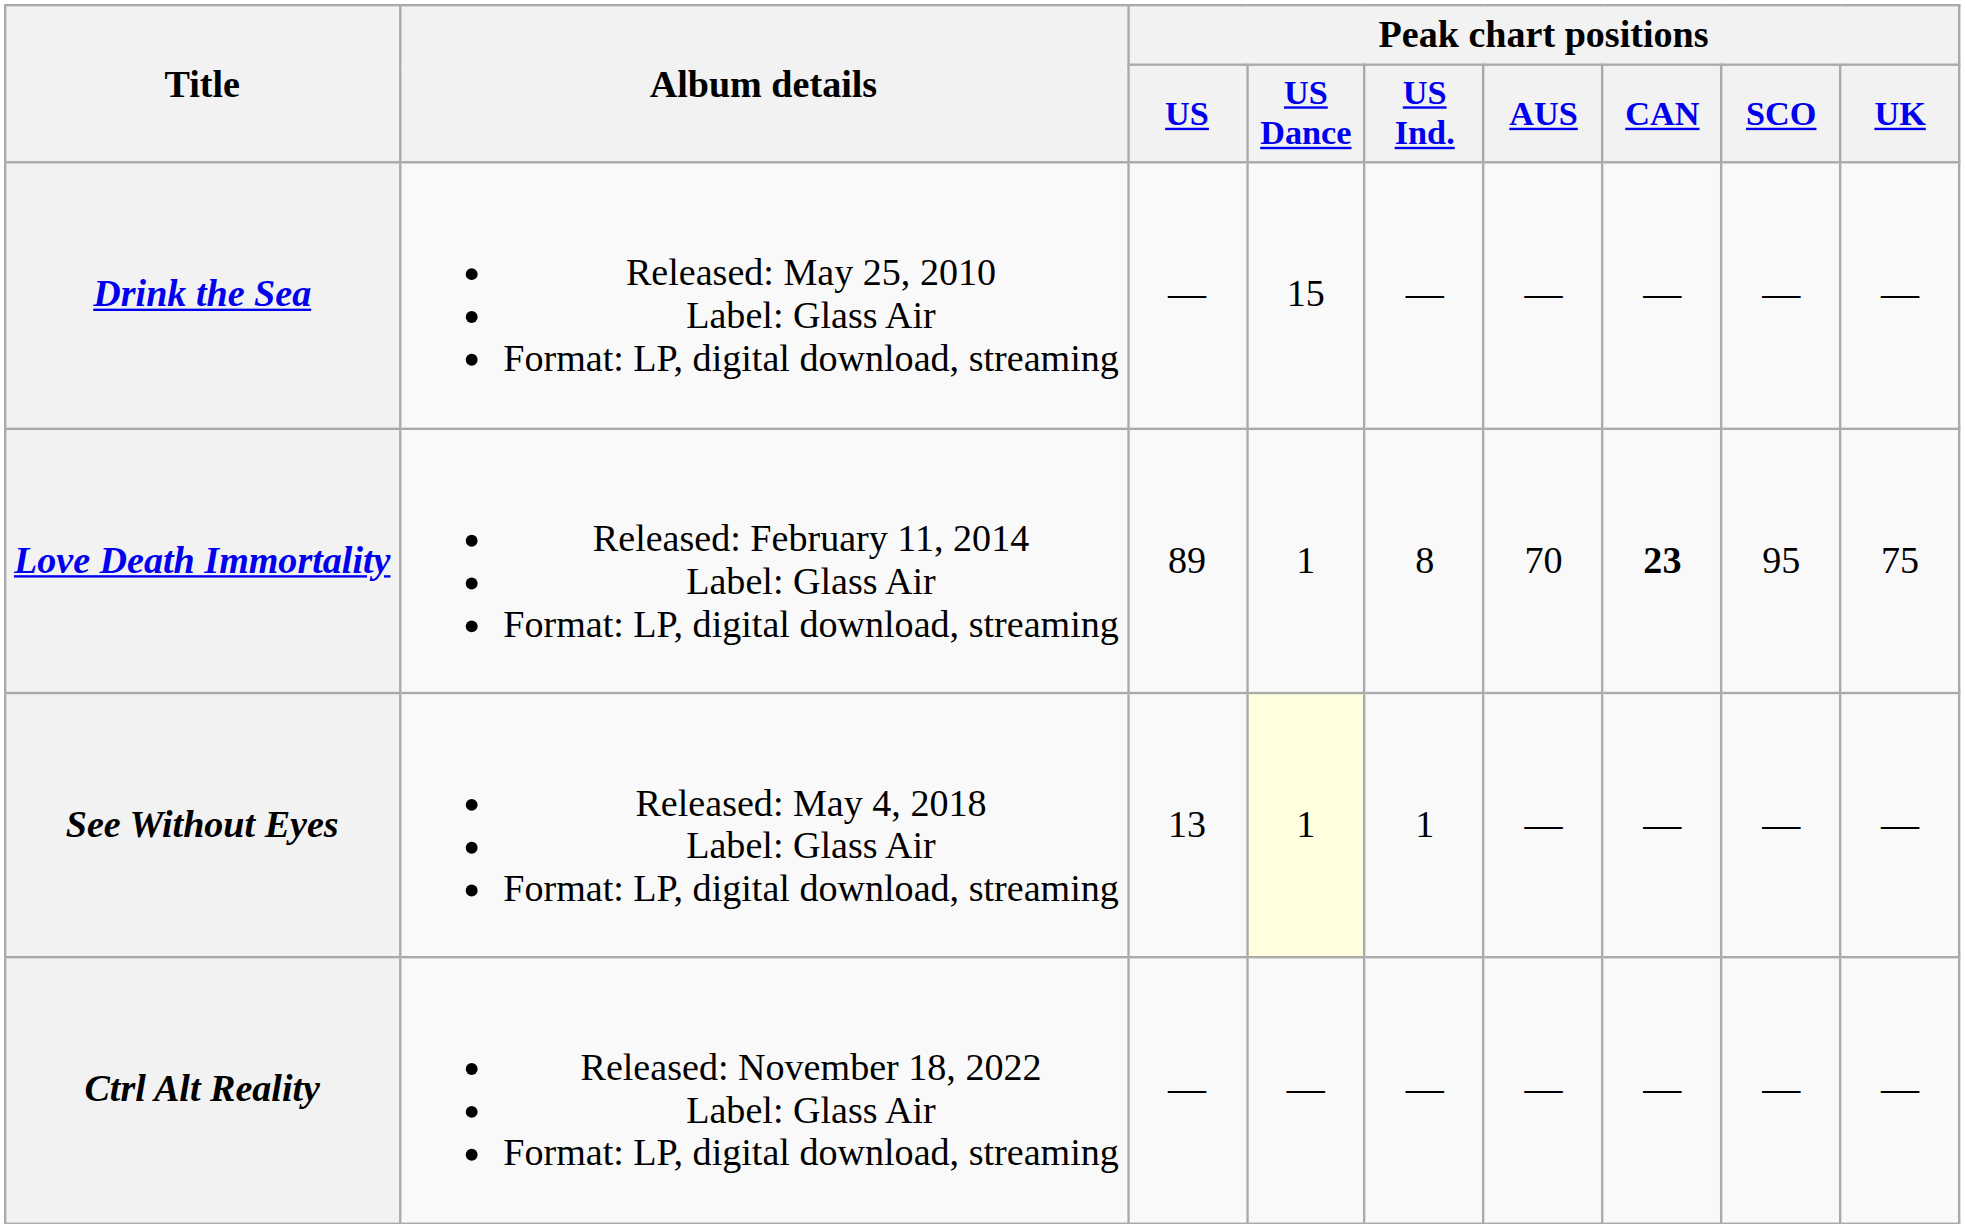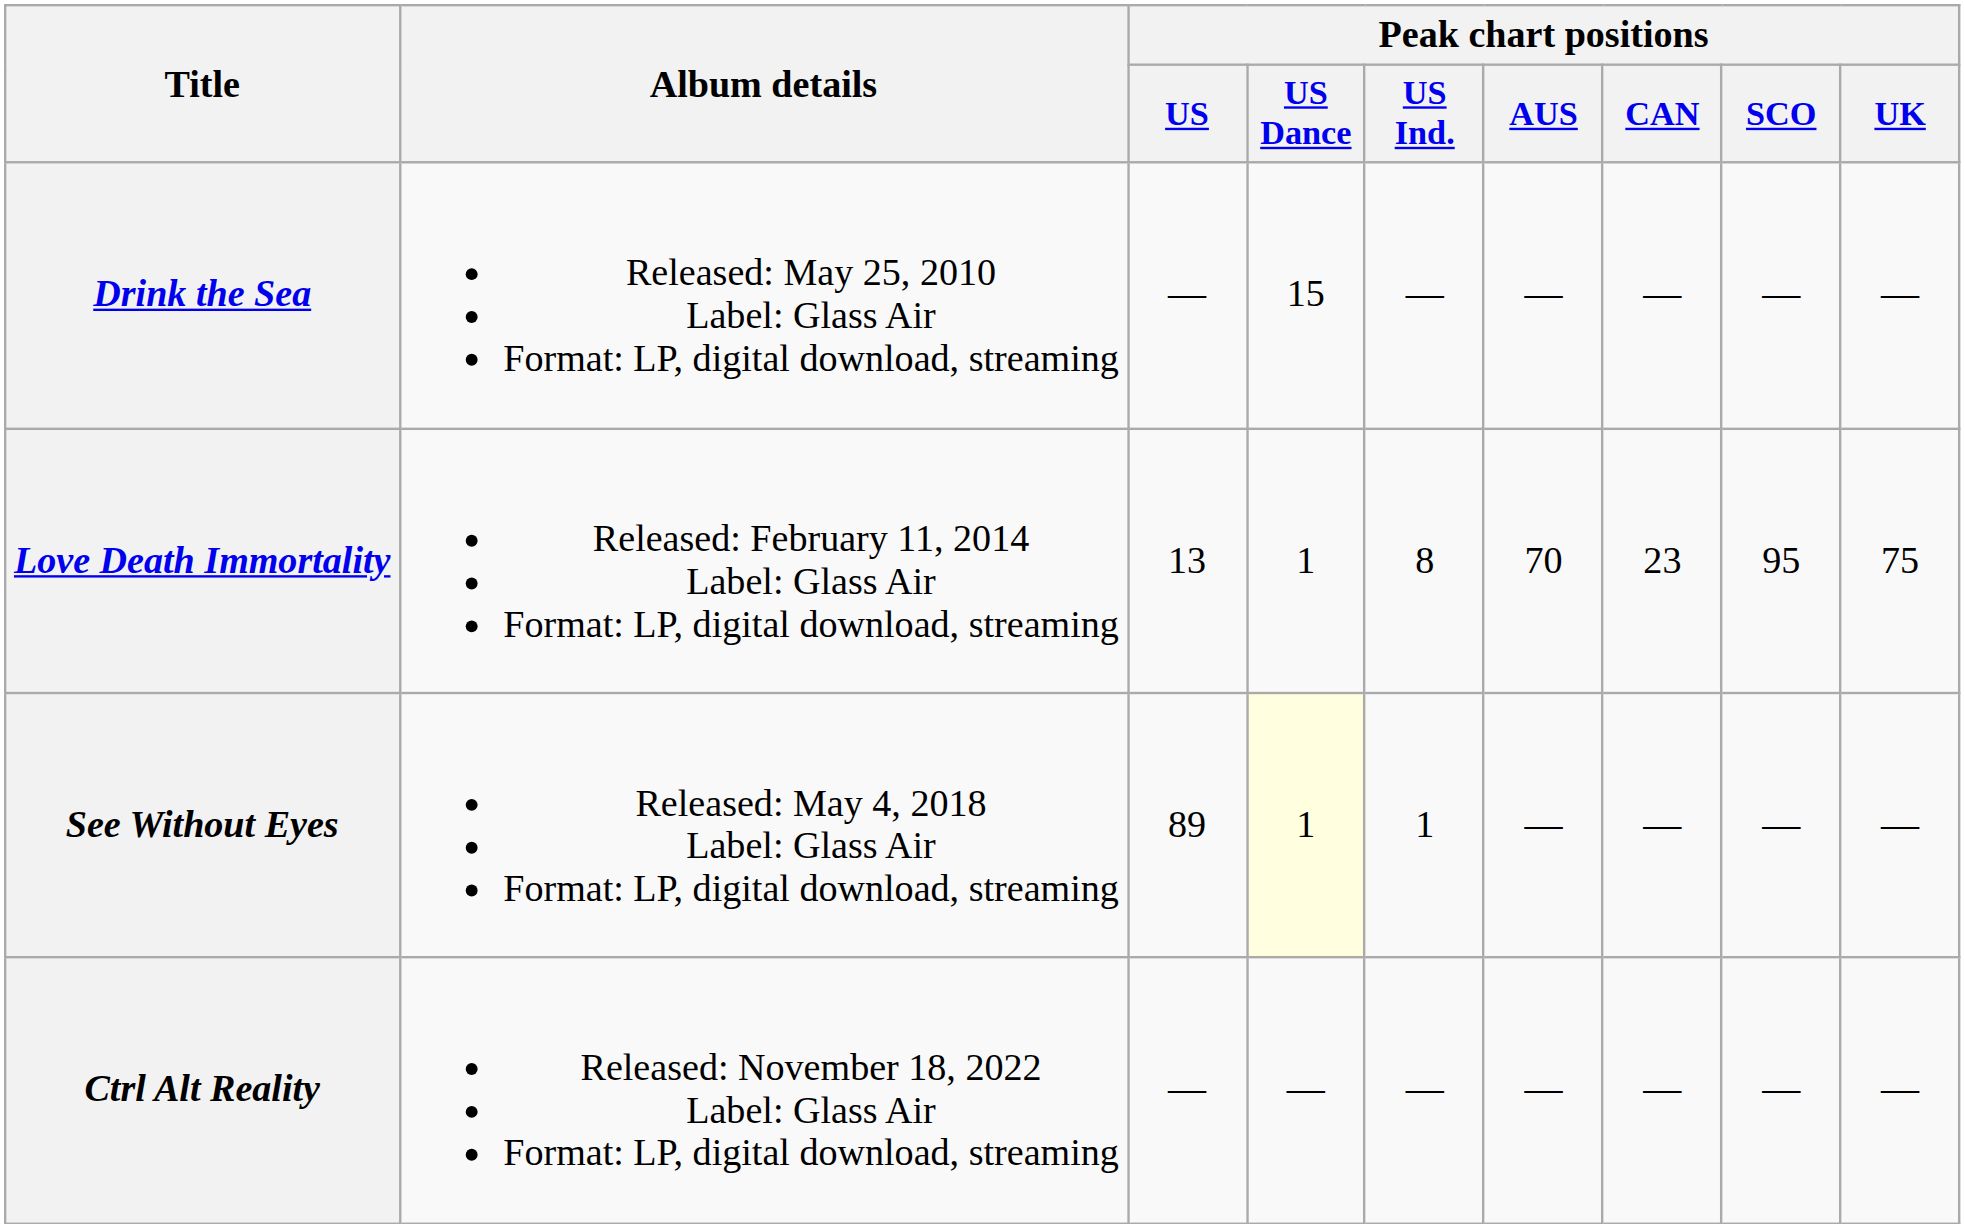(1187, 559) 89 -> (1187, 559) 13
(1662, 559) bold -> (1662, 559) normal
(1187, 824) 13 -> (1187, 824) 89
